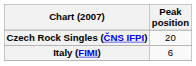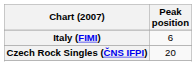rows swapped: (77, 38) <-> (77, 53)
